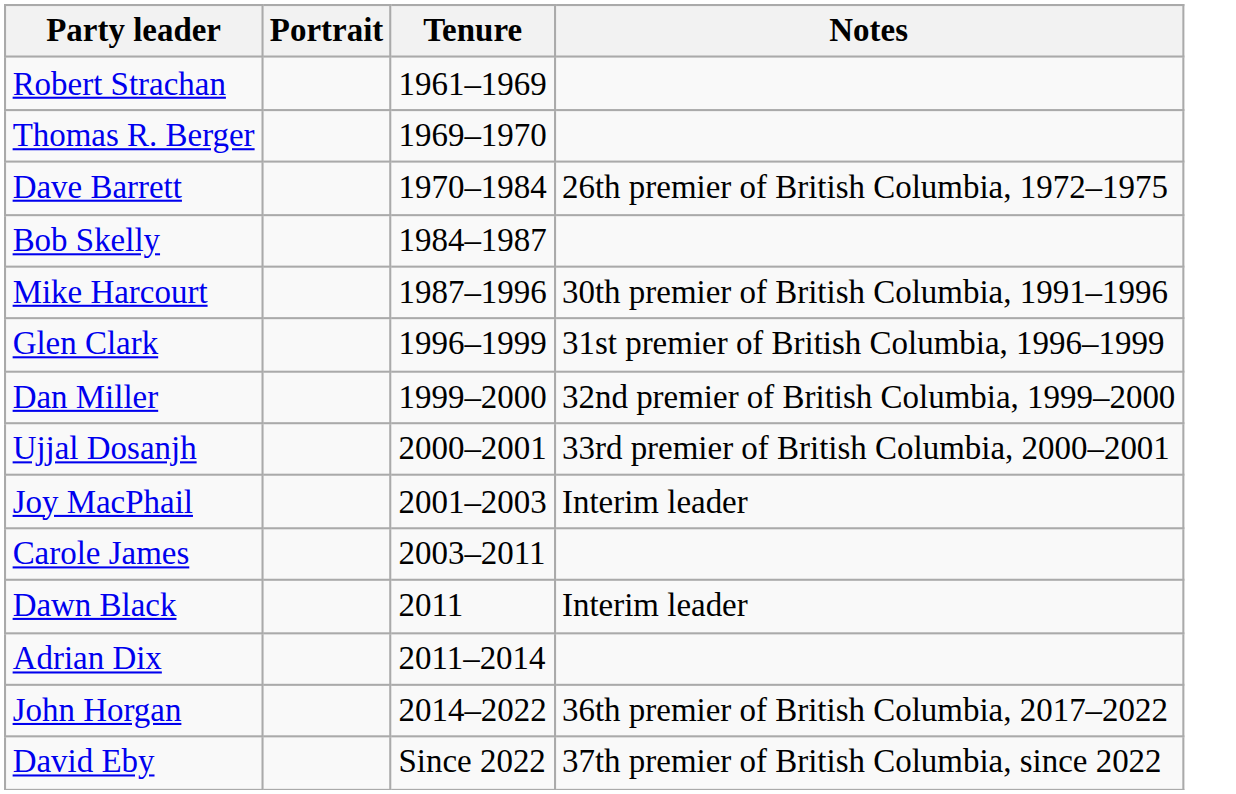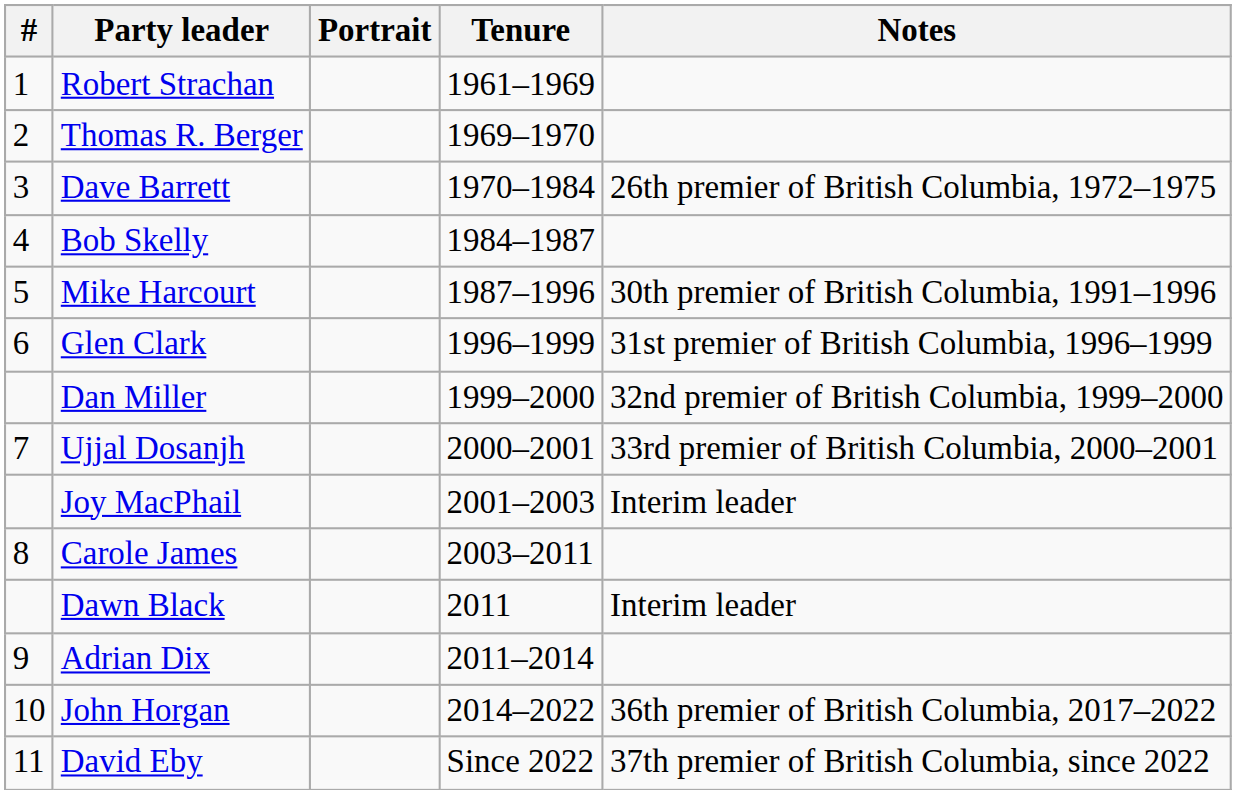+ column: (29, 30)
